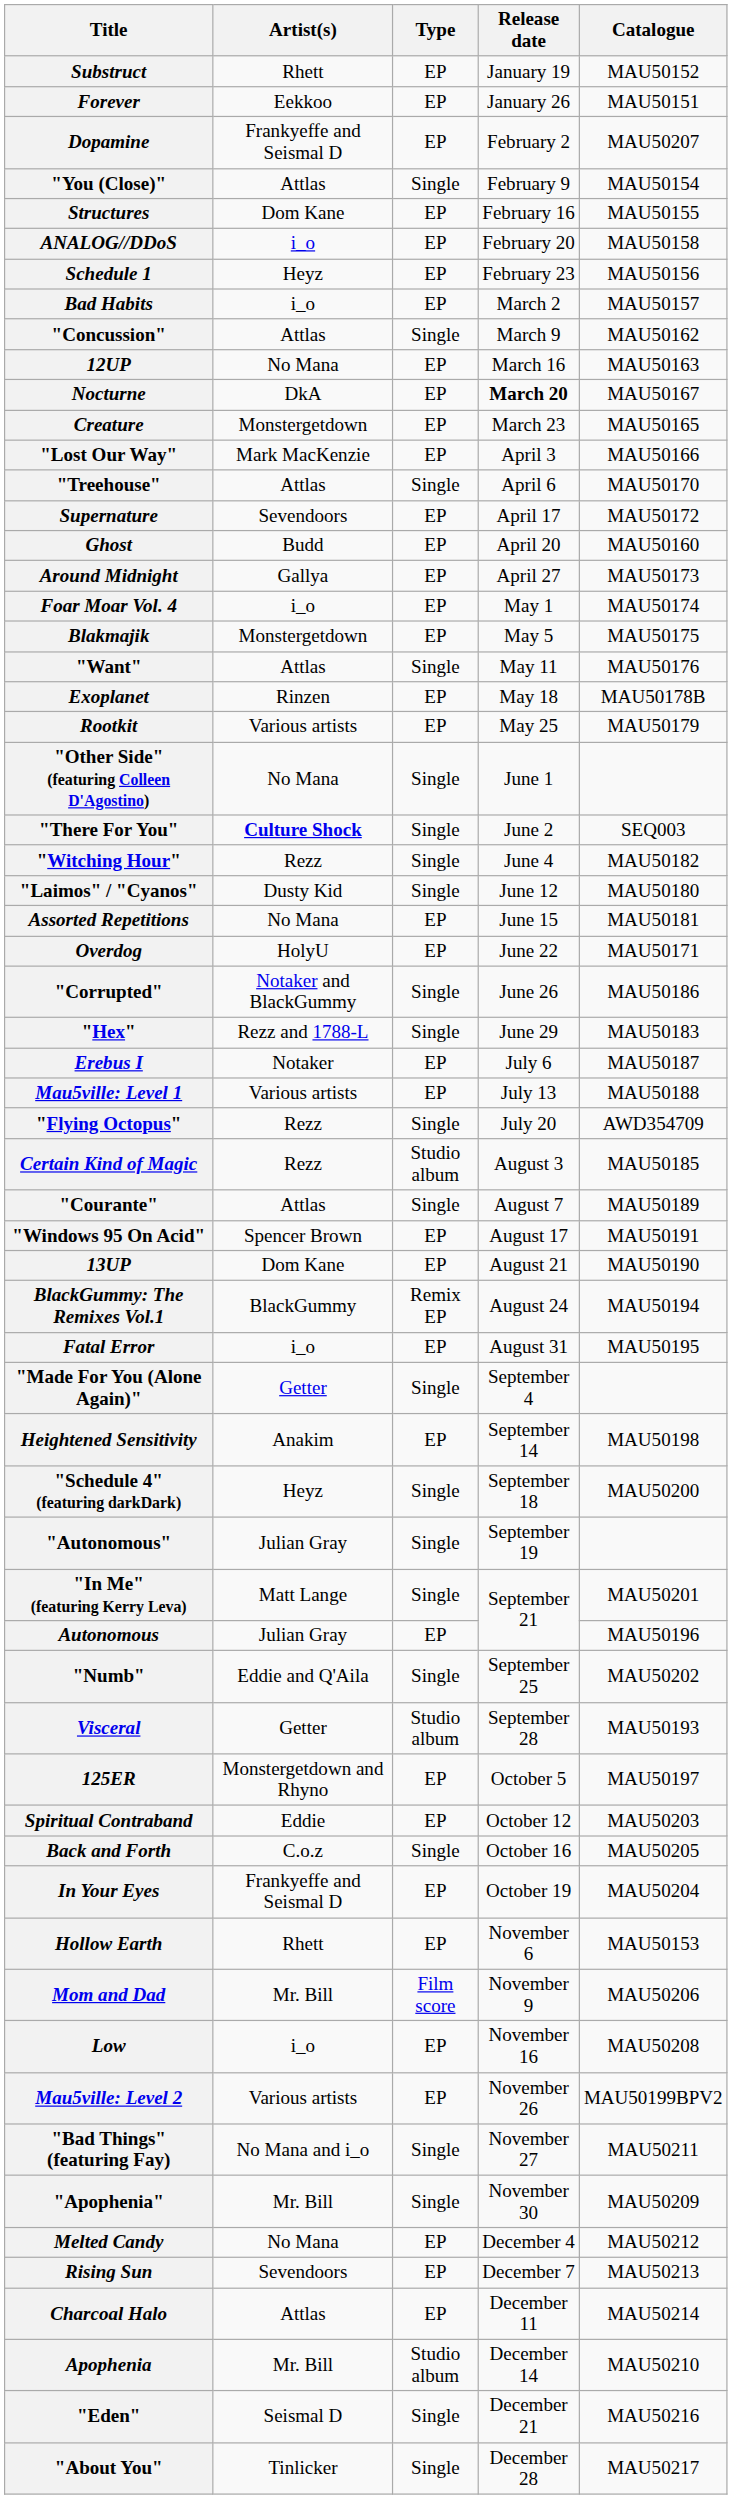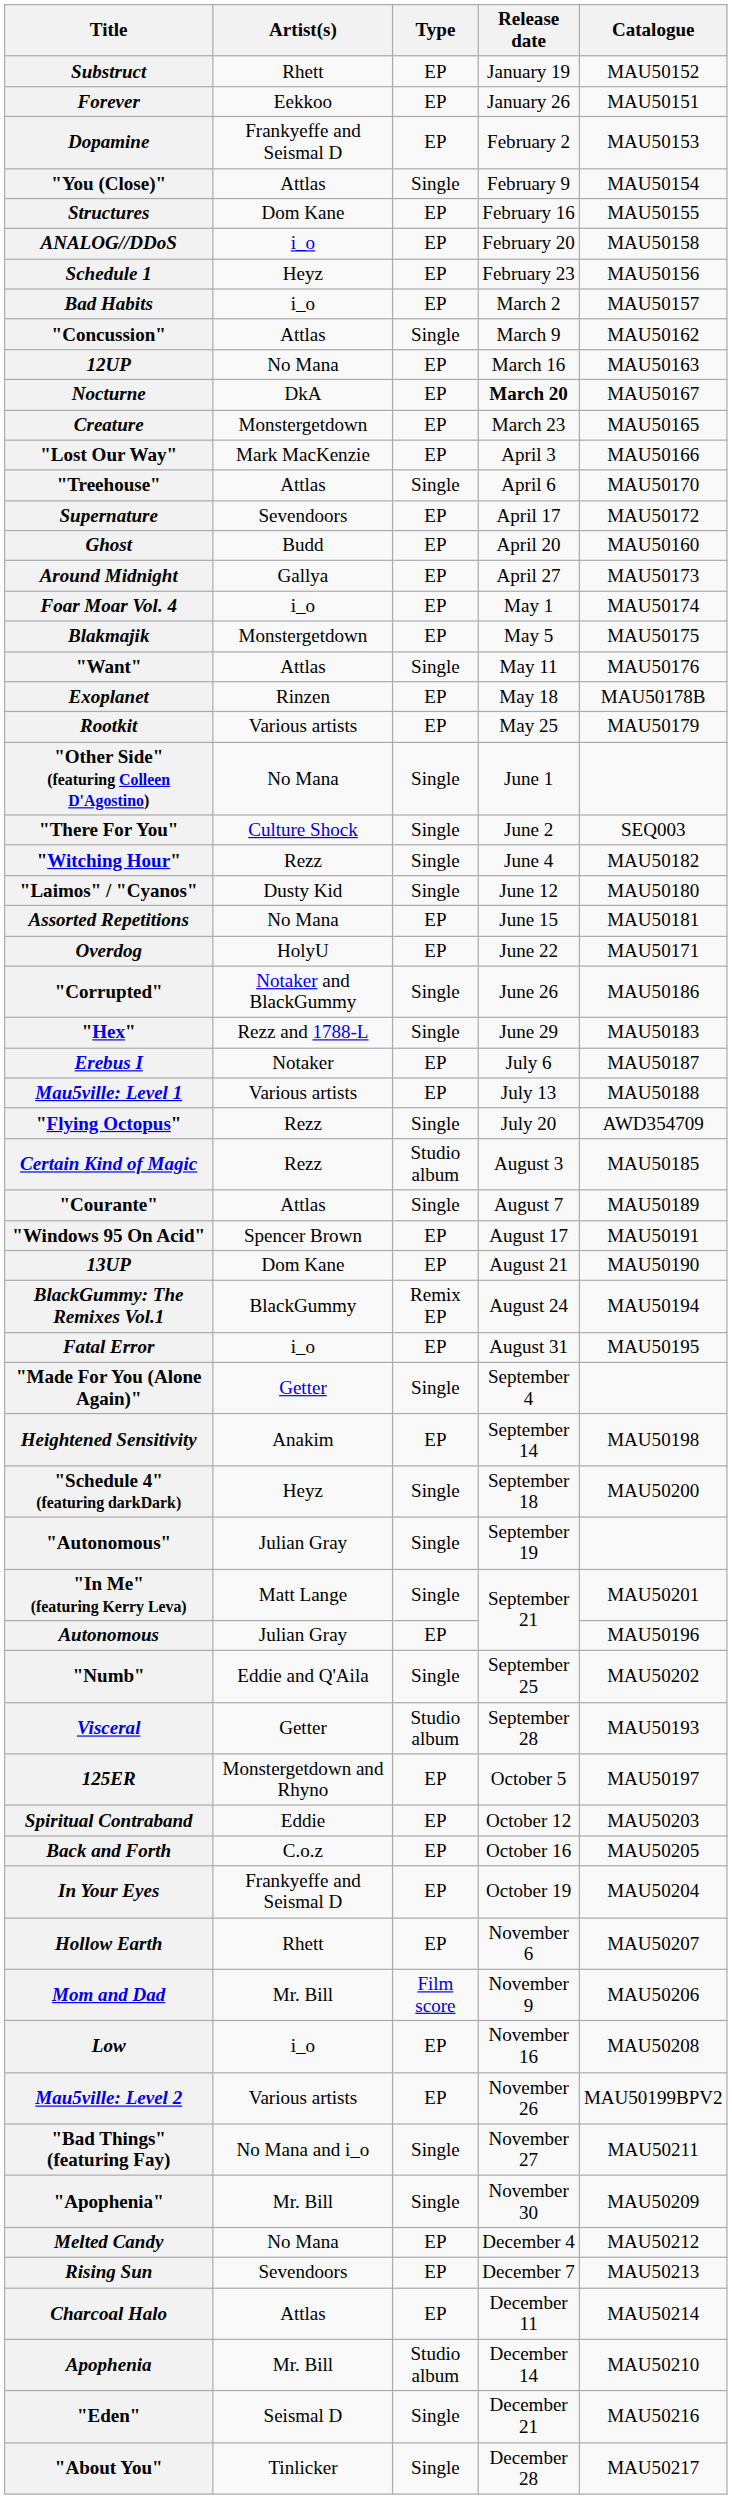(653, 142) MAU50207 -> (653, 142) MAU50153
(303, 829) bold -> (303, 829) normal
(435, 1850) Single -> (435, 1850) EP
(653, 1943) MAU50153 -> (653, 1943) MAU50207
